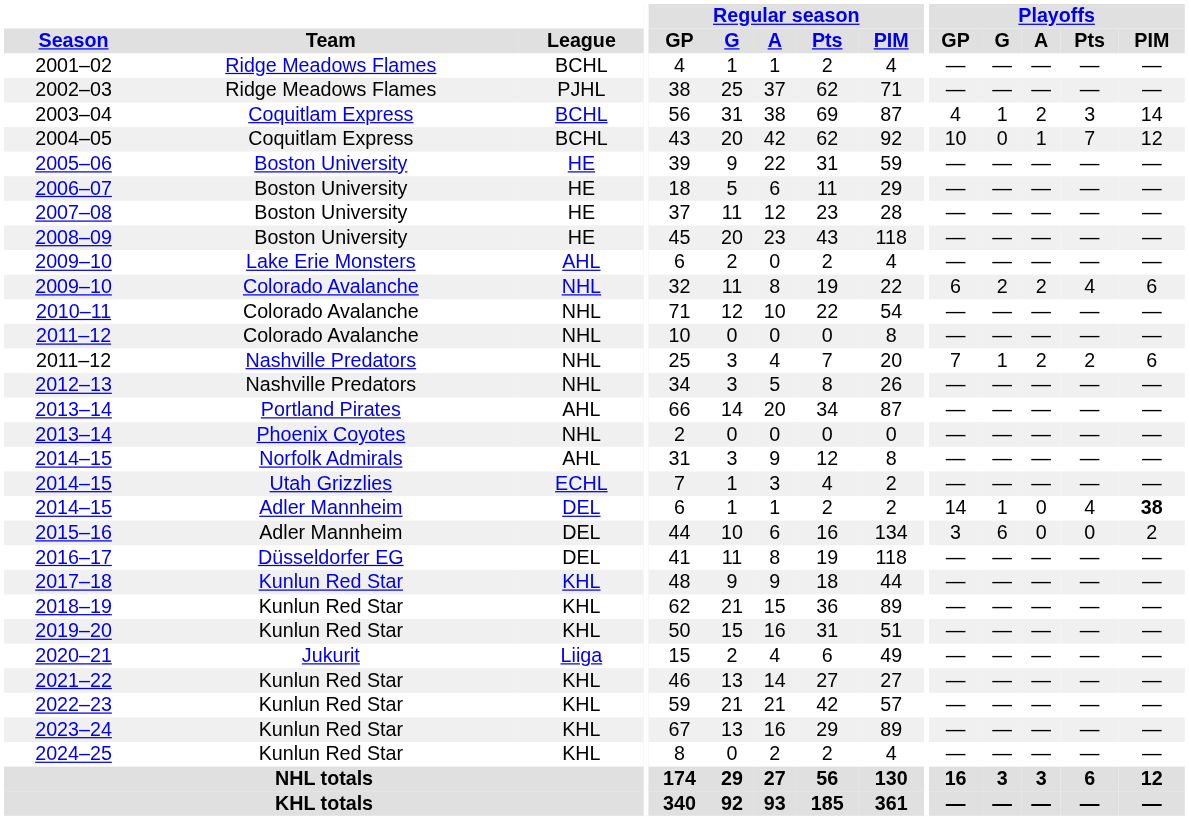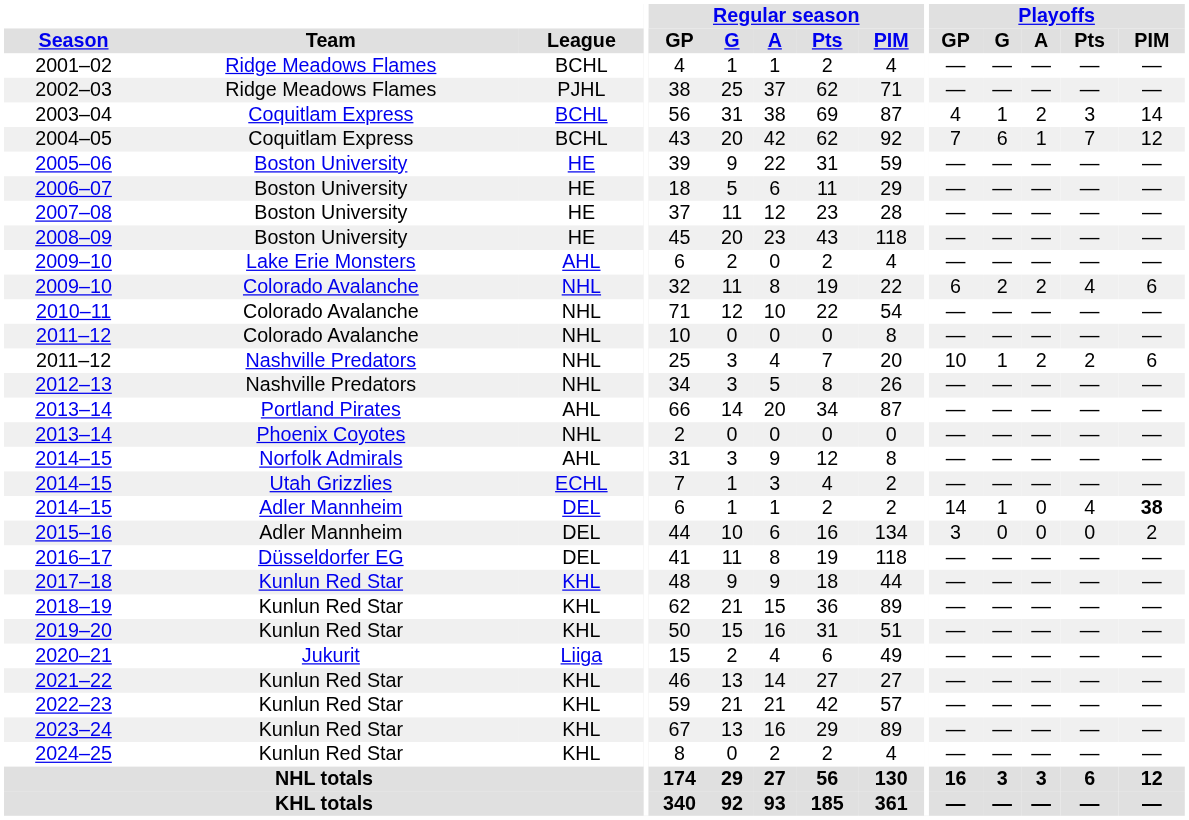(956, 139) 10 -> (956, 139) 7
(1002, 139) 0 -> (1002, 139) 6
(956, 360) 7 -> (956, 360) 10
(1002, 532) 6 -> (1002, 532) 0
